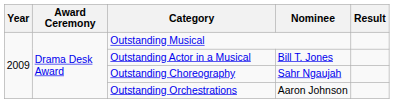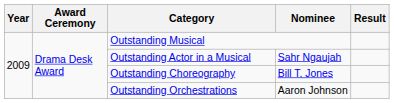(305, 57) Bill T. Jones -> (309, 57) Sahr Ngaujah
(309, 73) Sahr Ngaujah -> (305, 73) Bill T. Jones
